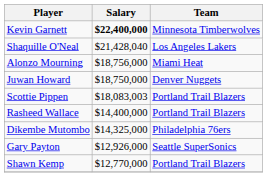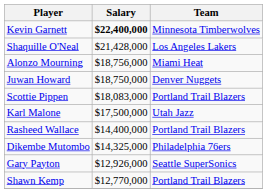(121, 46) $21,428,040 -> (121, 46) $21,428,000
(121, 96) $18,083,003 -> (121, 96) $18,083,000
+ row: (34, 113)
